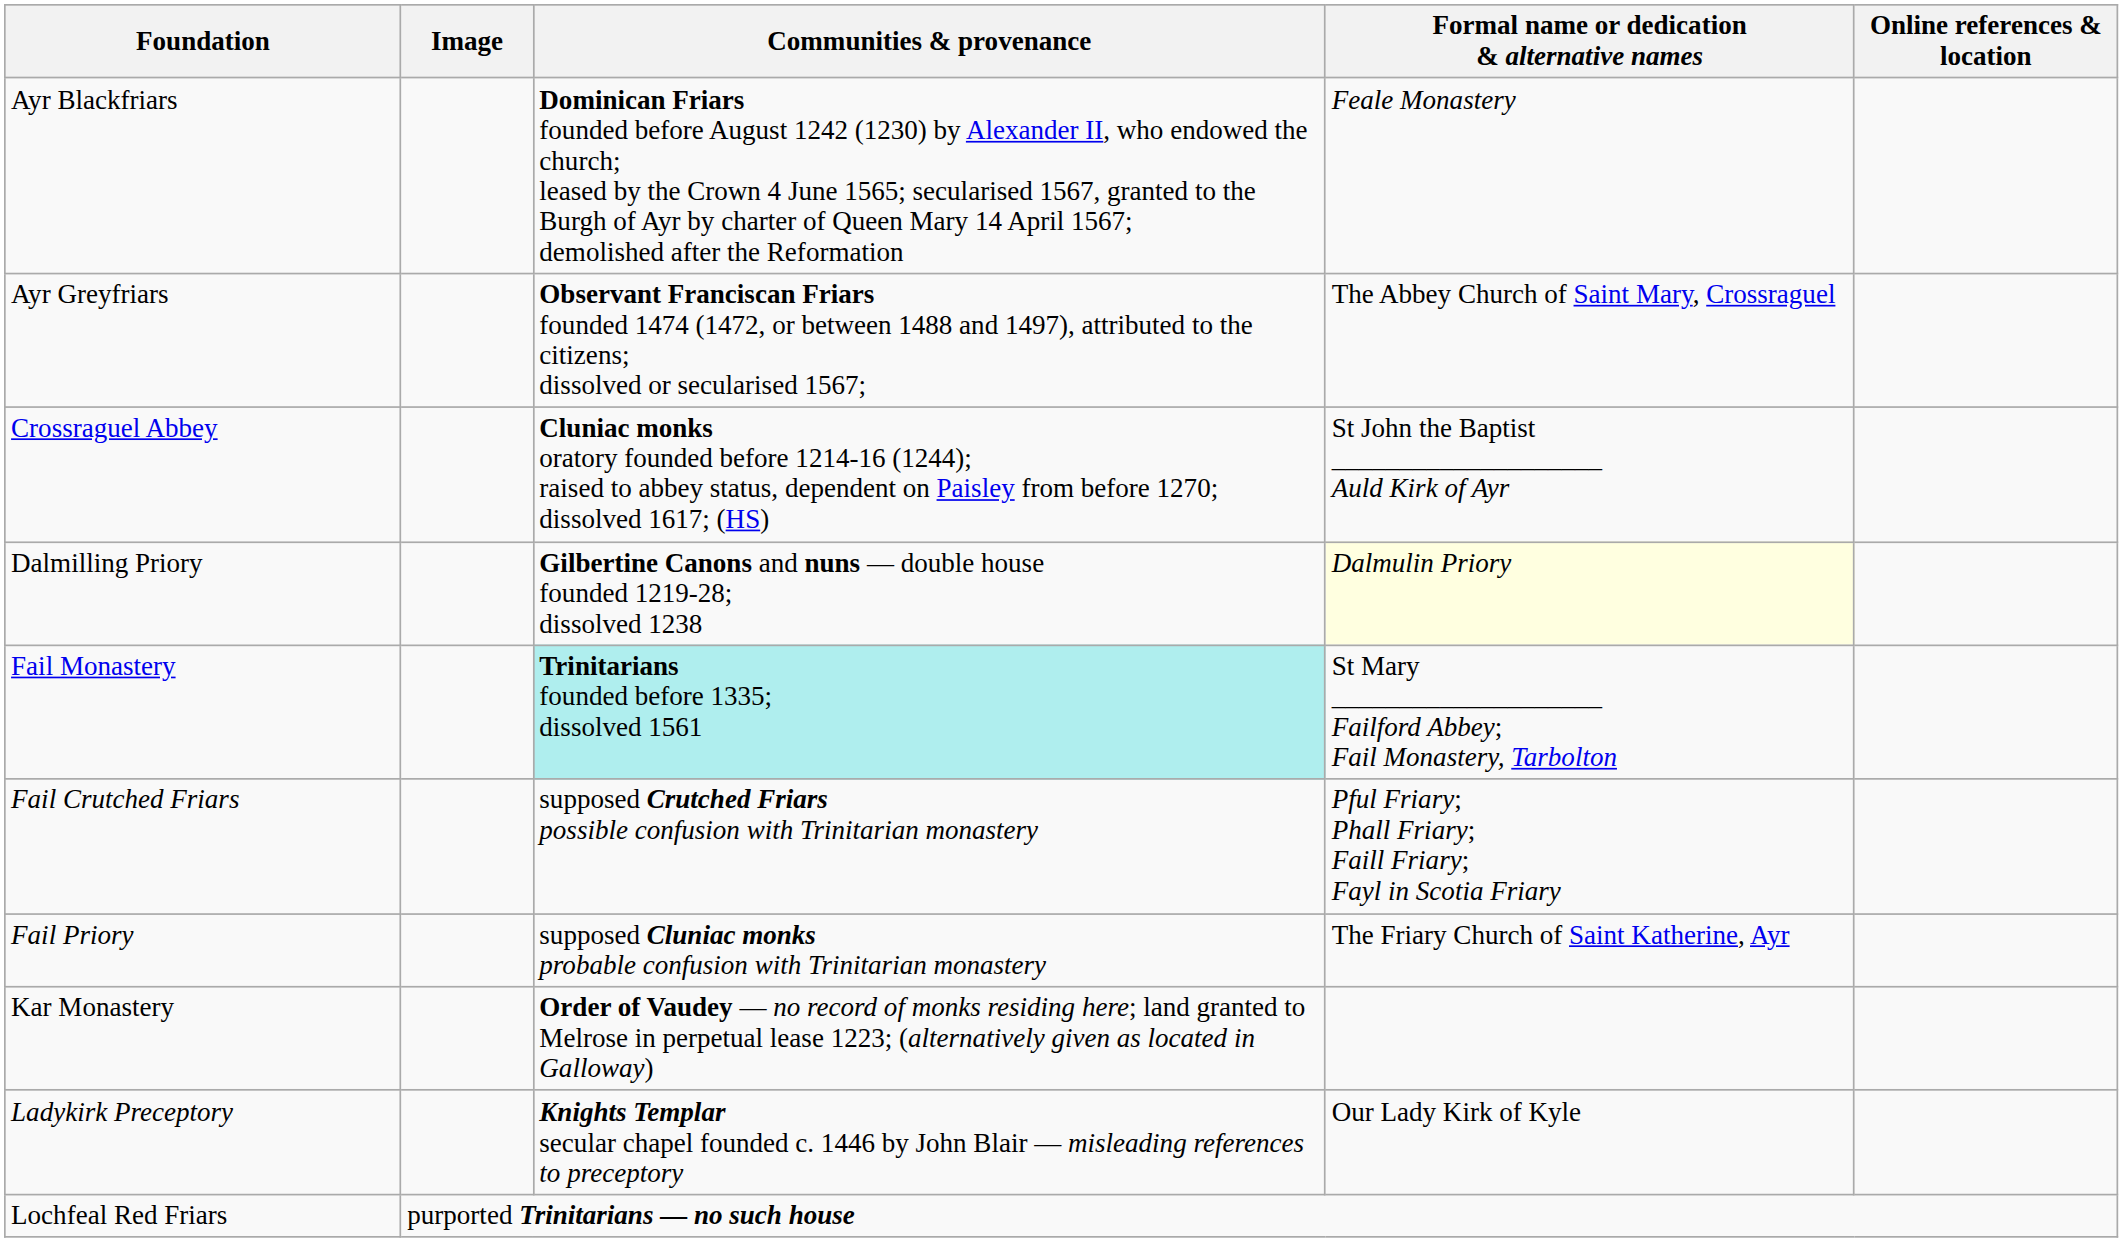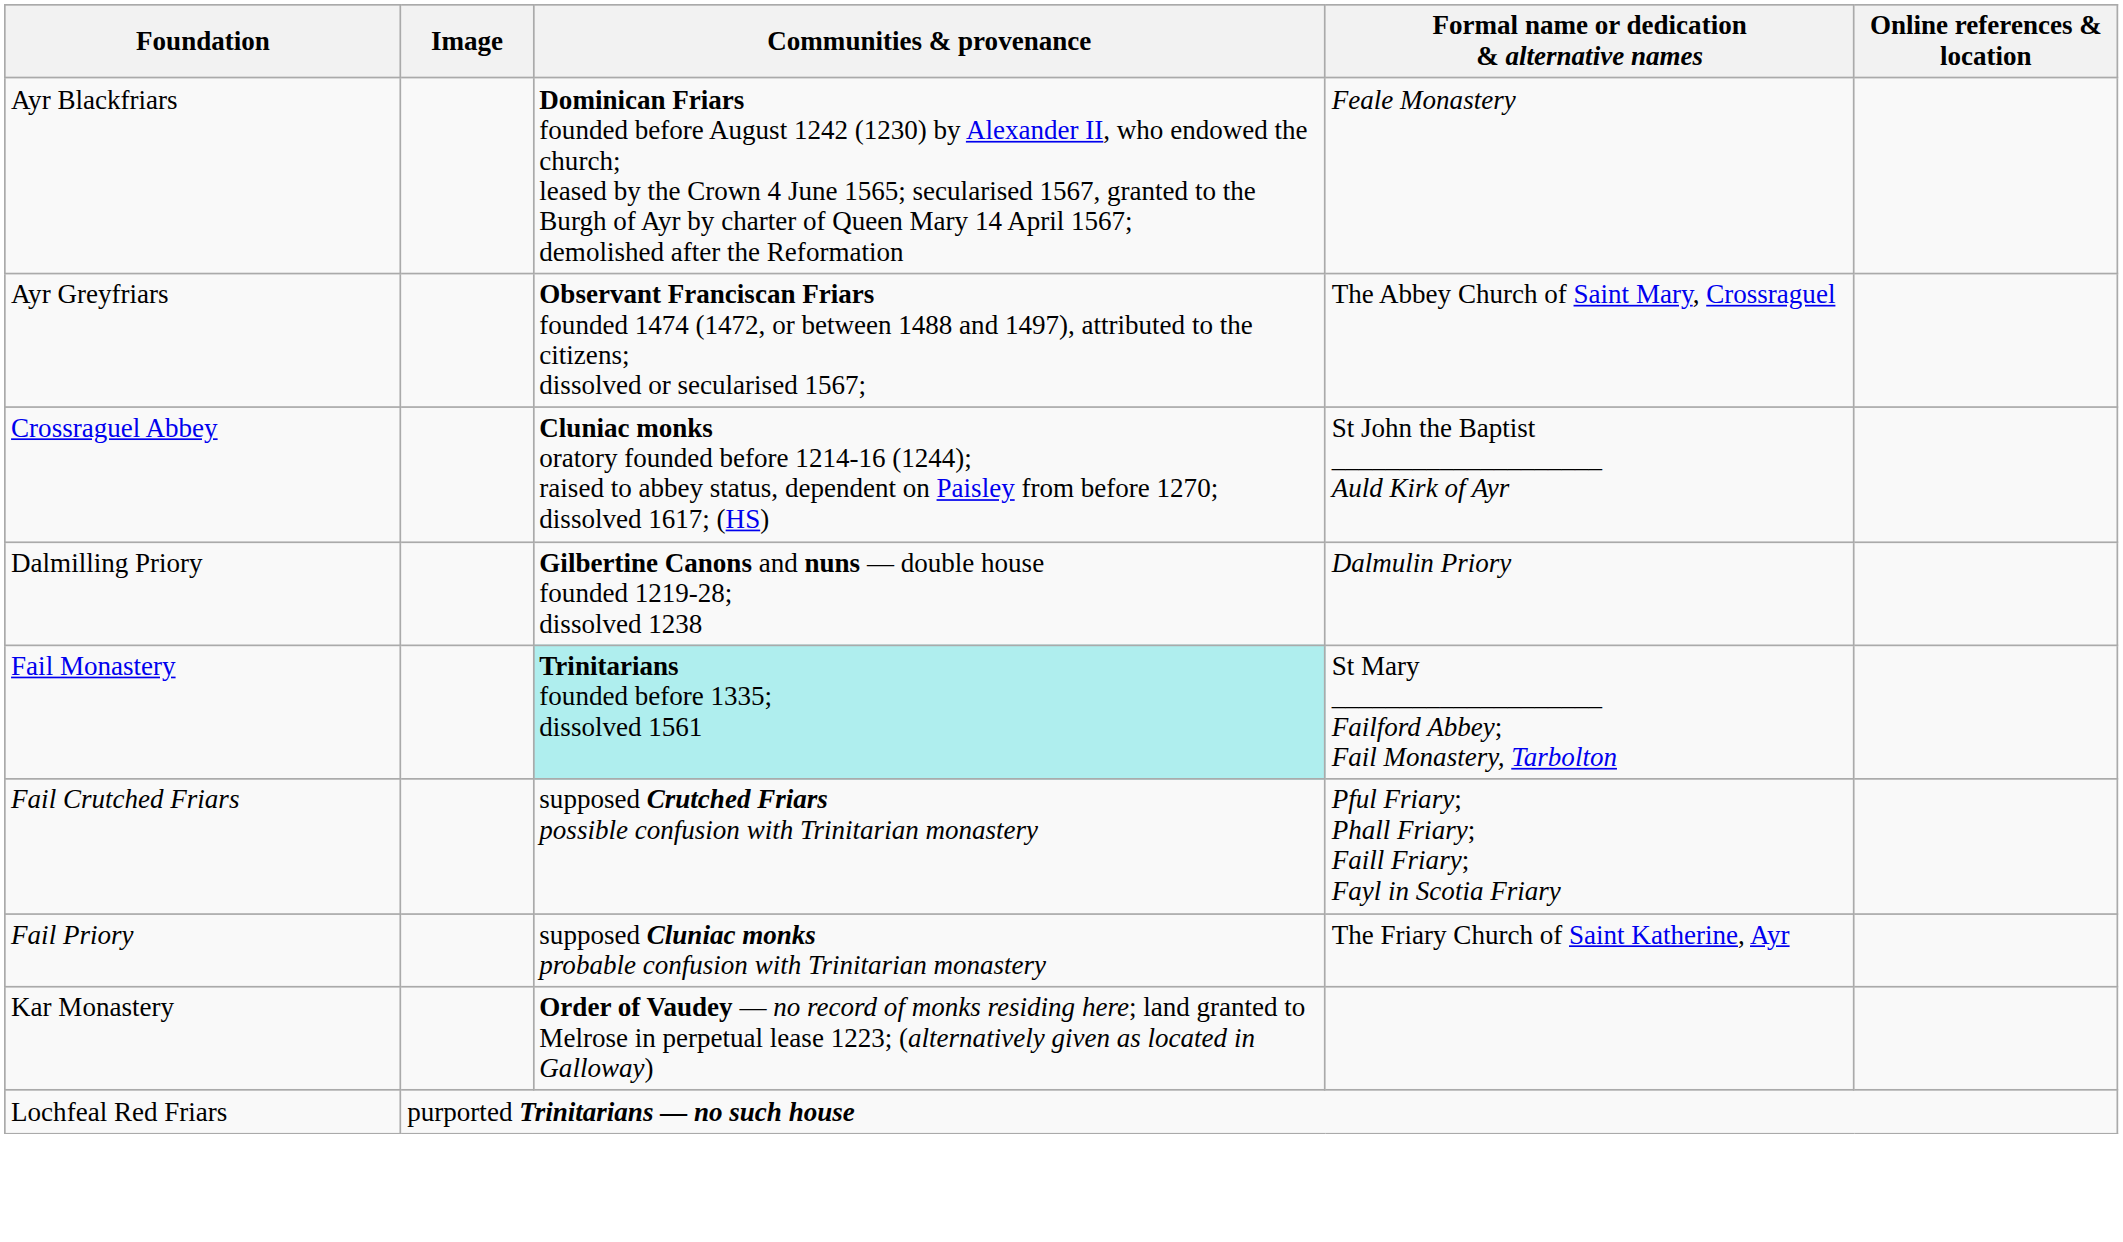(1421, 562) lightyellow background -> (1421, 562) no background
- row: (122, 1111)
